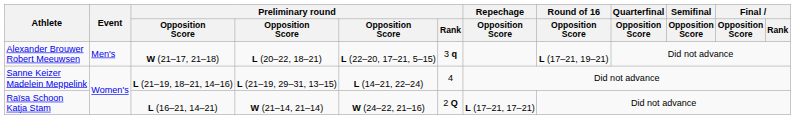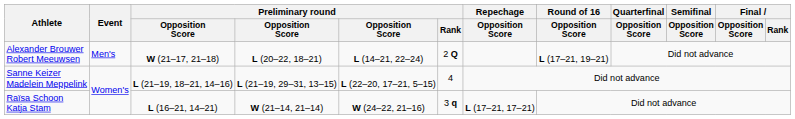(388, 59) L (22–20, 17–21, 5–15) -> (388, 59) L (14–21, 22–24)
(451, 54) 3 q -> (451, 54) 2 Q
(388, 84) L (14–21, 22–24) -> (388, 84) L (22–20, 17–21, 5–15)
(451, 103) 2 Q -> (451, 103) 3 q
